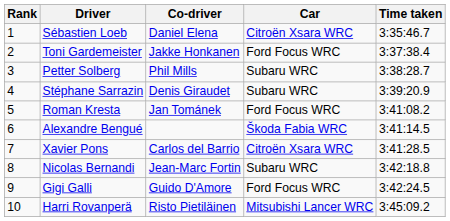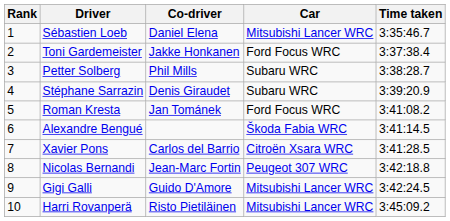(300, 33) Citroën Xsara WRC -> (310, 33) Mitsubishi Lancer WRC
(282, 168) Subaru WRC -> (297, 168) Peugeot 307 WRC
(293, 187) Ford Focus WRC -> (310, 187) Mitsubishi Lancer WRC
